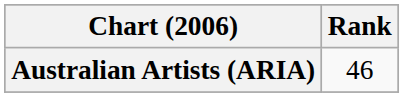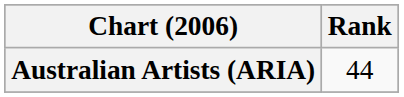(360, 69) 46 -> (360, 69) 44
